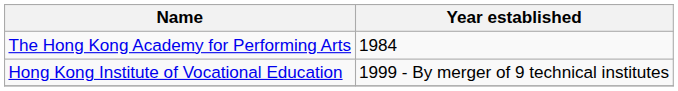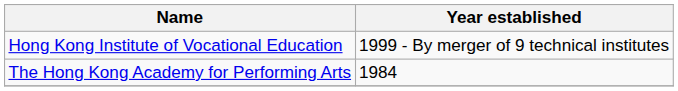rows swapped: (180, 45) <-> (176, 72)
